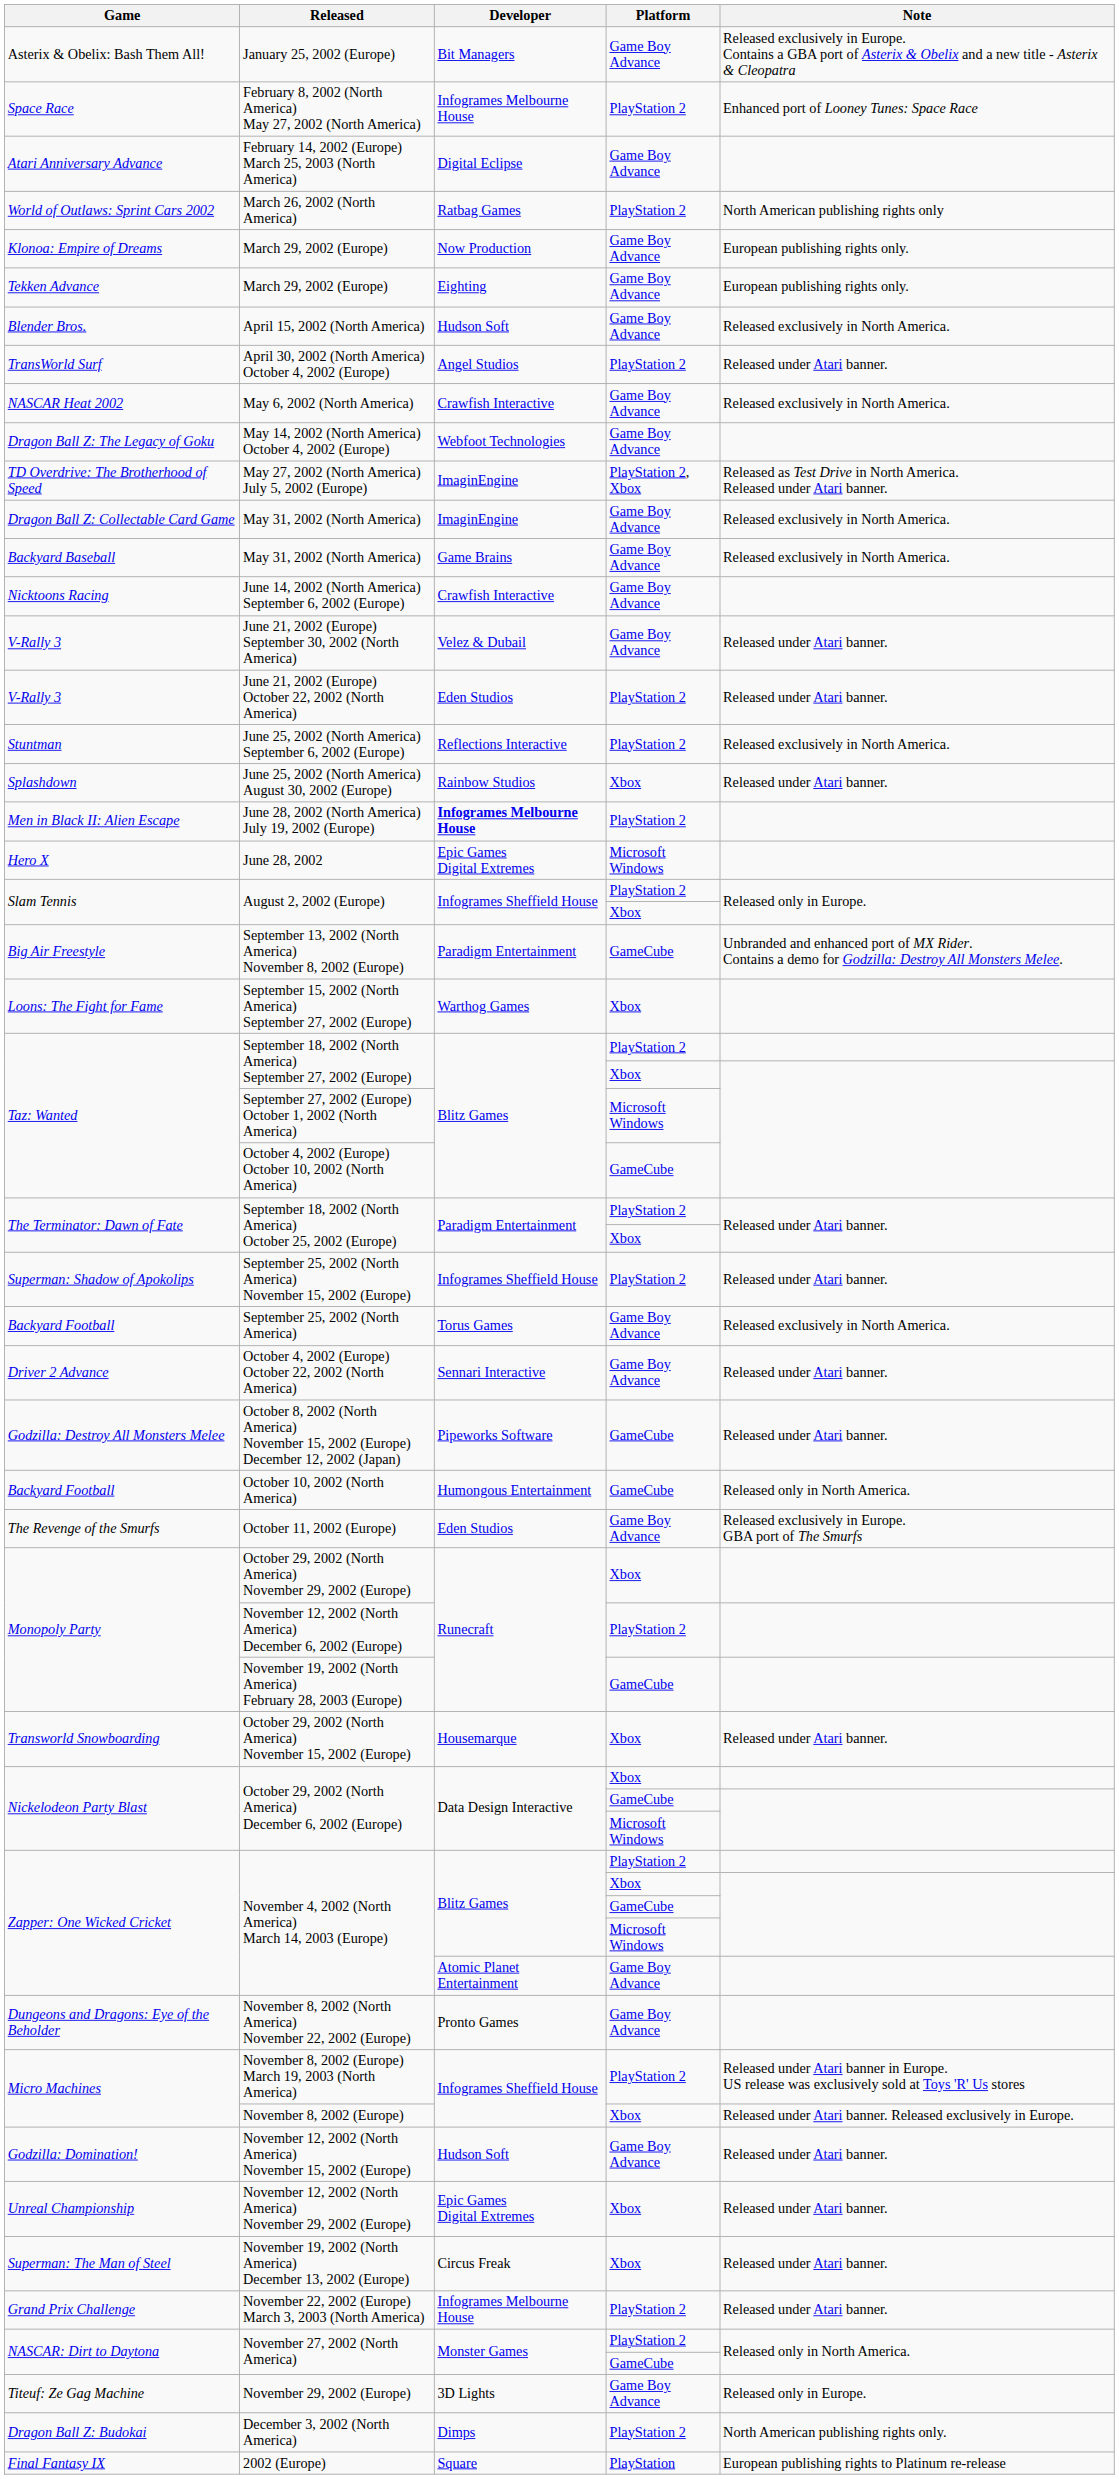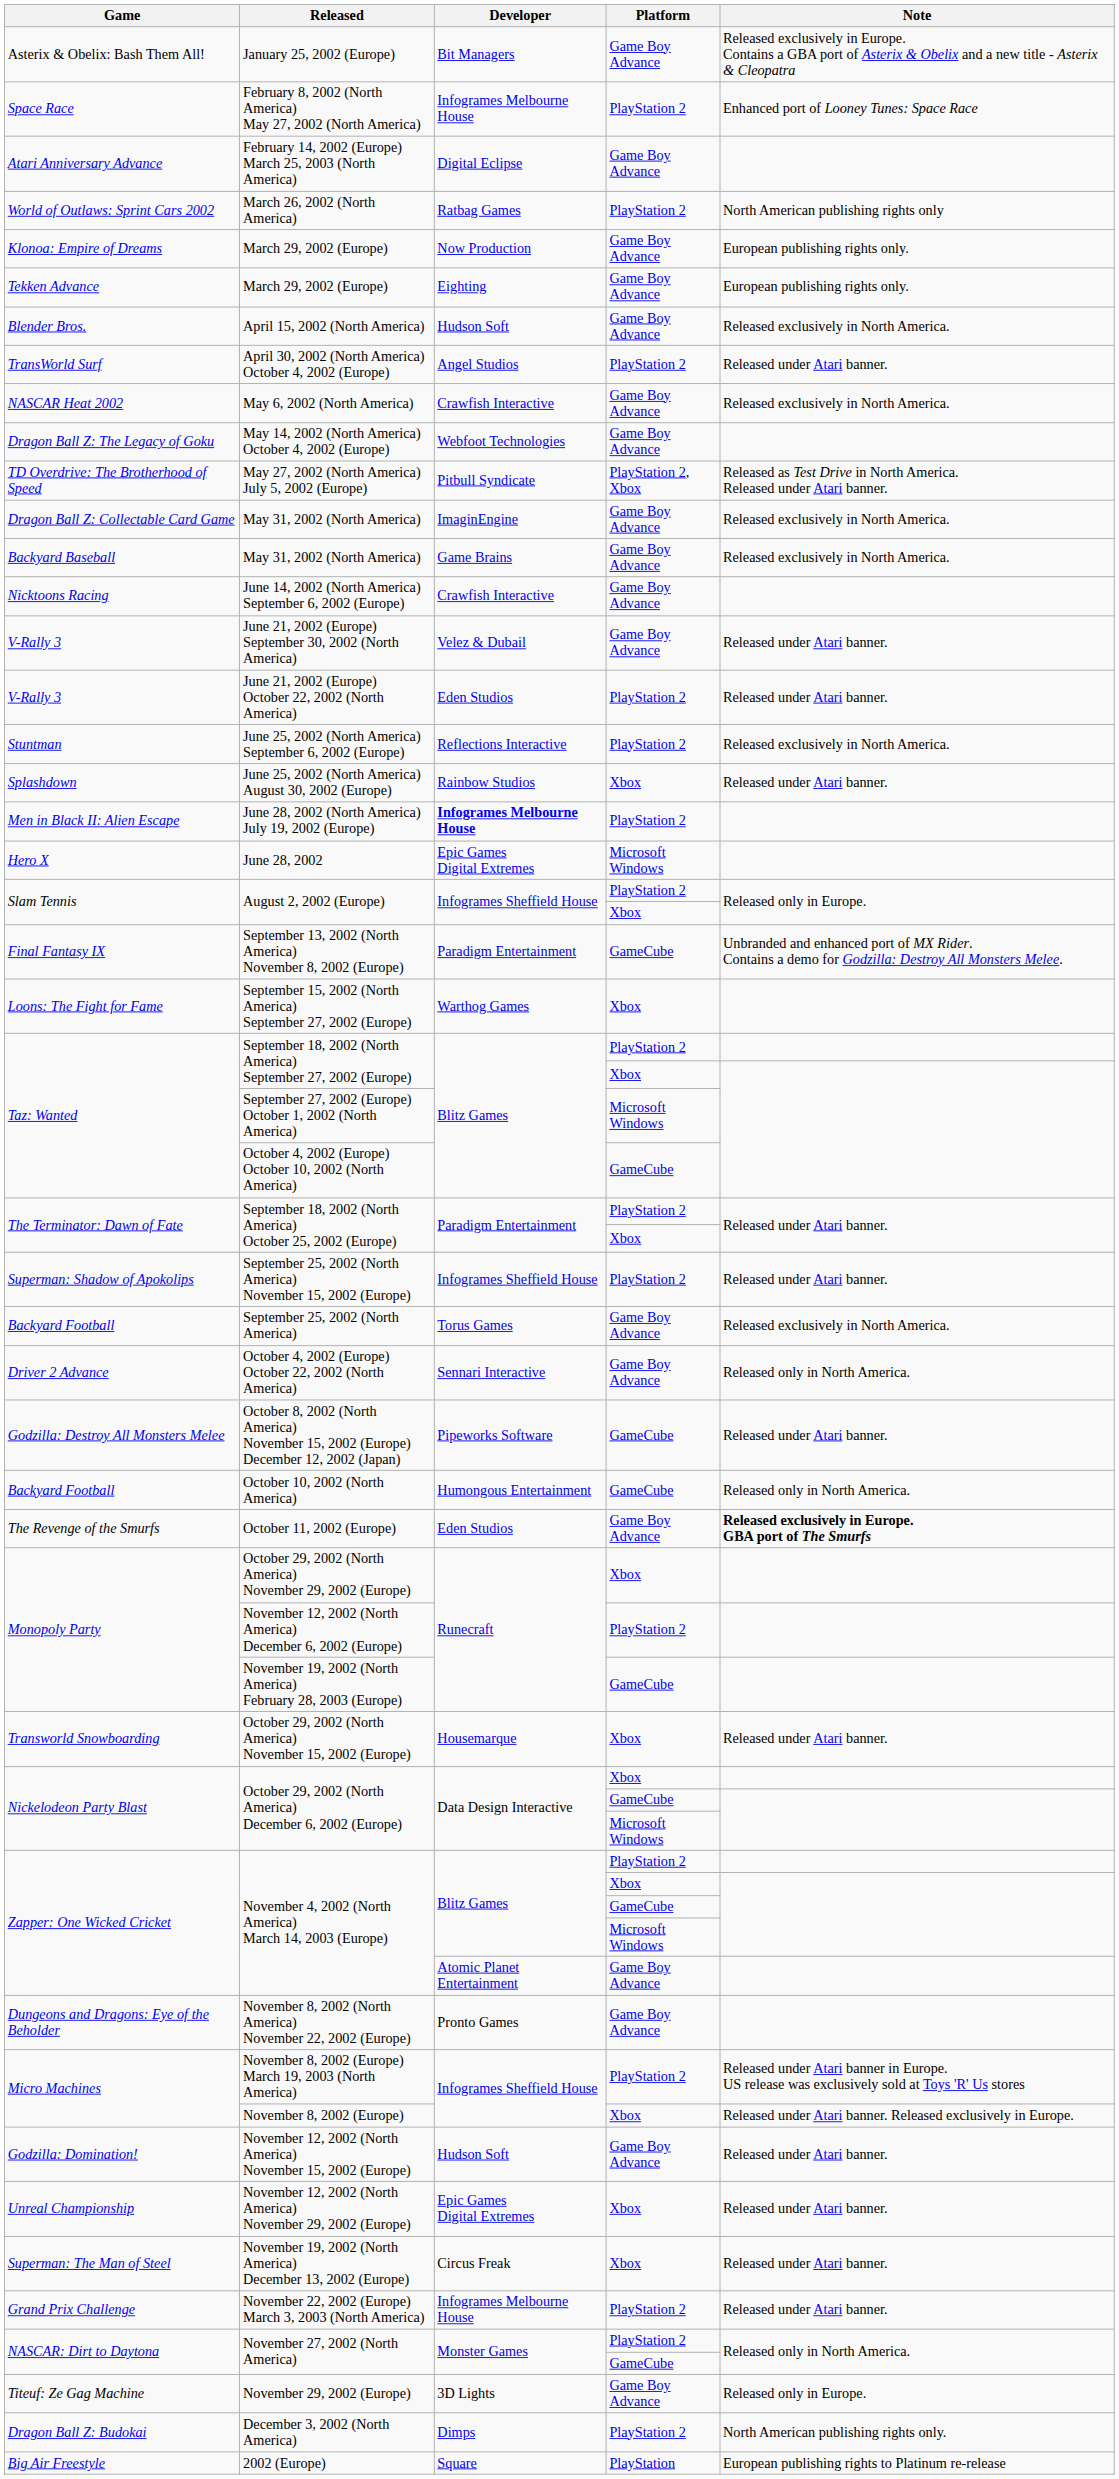(478, 480) ImaginEngine -> (486, 480) Pitbull Syndicate
(56, 951) Big Air Freestyle -> (56, 951) Final Fantasy IX
(805, 1372) Released under Atari banner. -> (817, 1372) Released only in North America.
(814, 1528) normal -> (818, 1528) bold
(56, 2463) Final Fantasy IX -> (56, 2463) Big Air Freestyle
